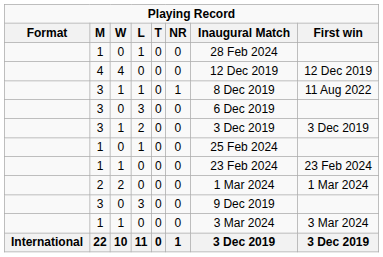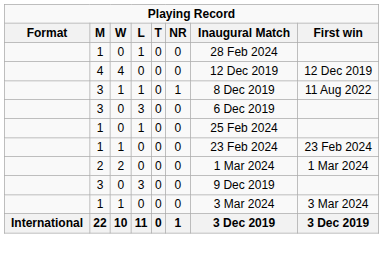- row: (100, 128)
